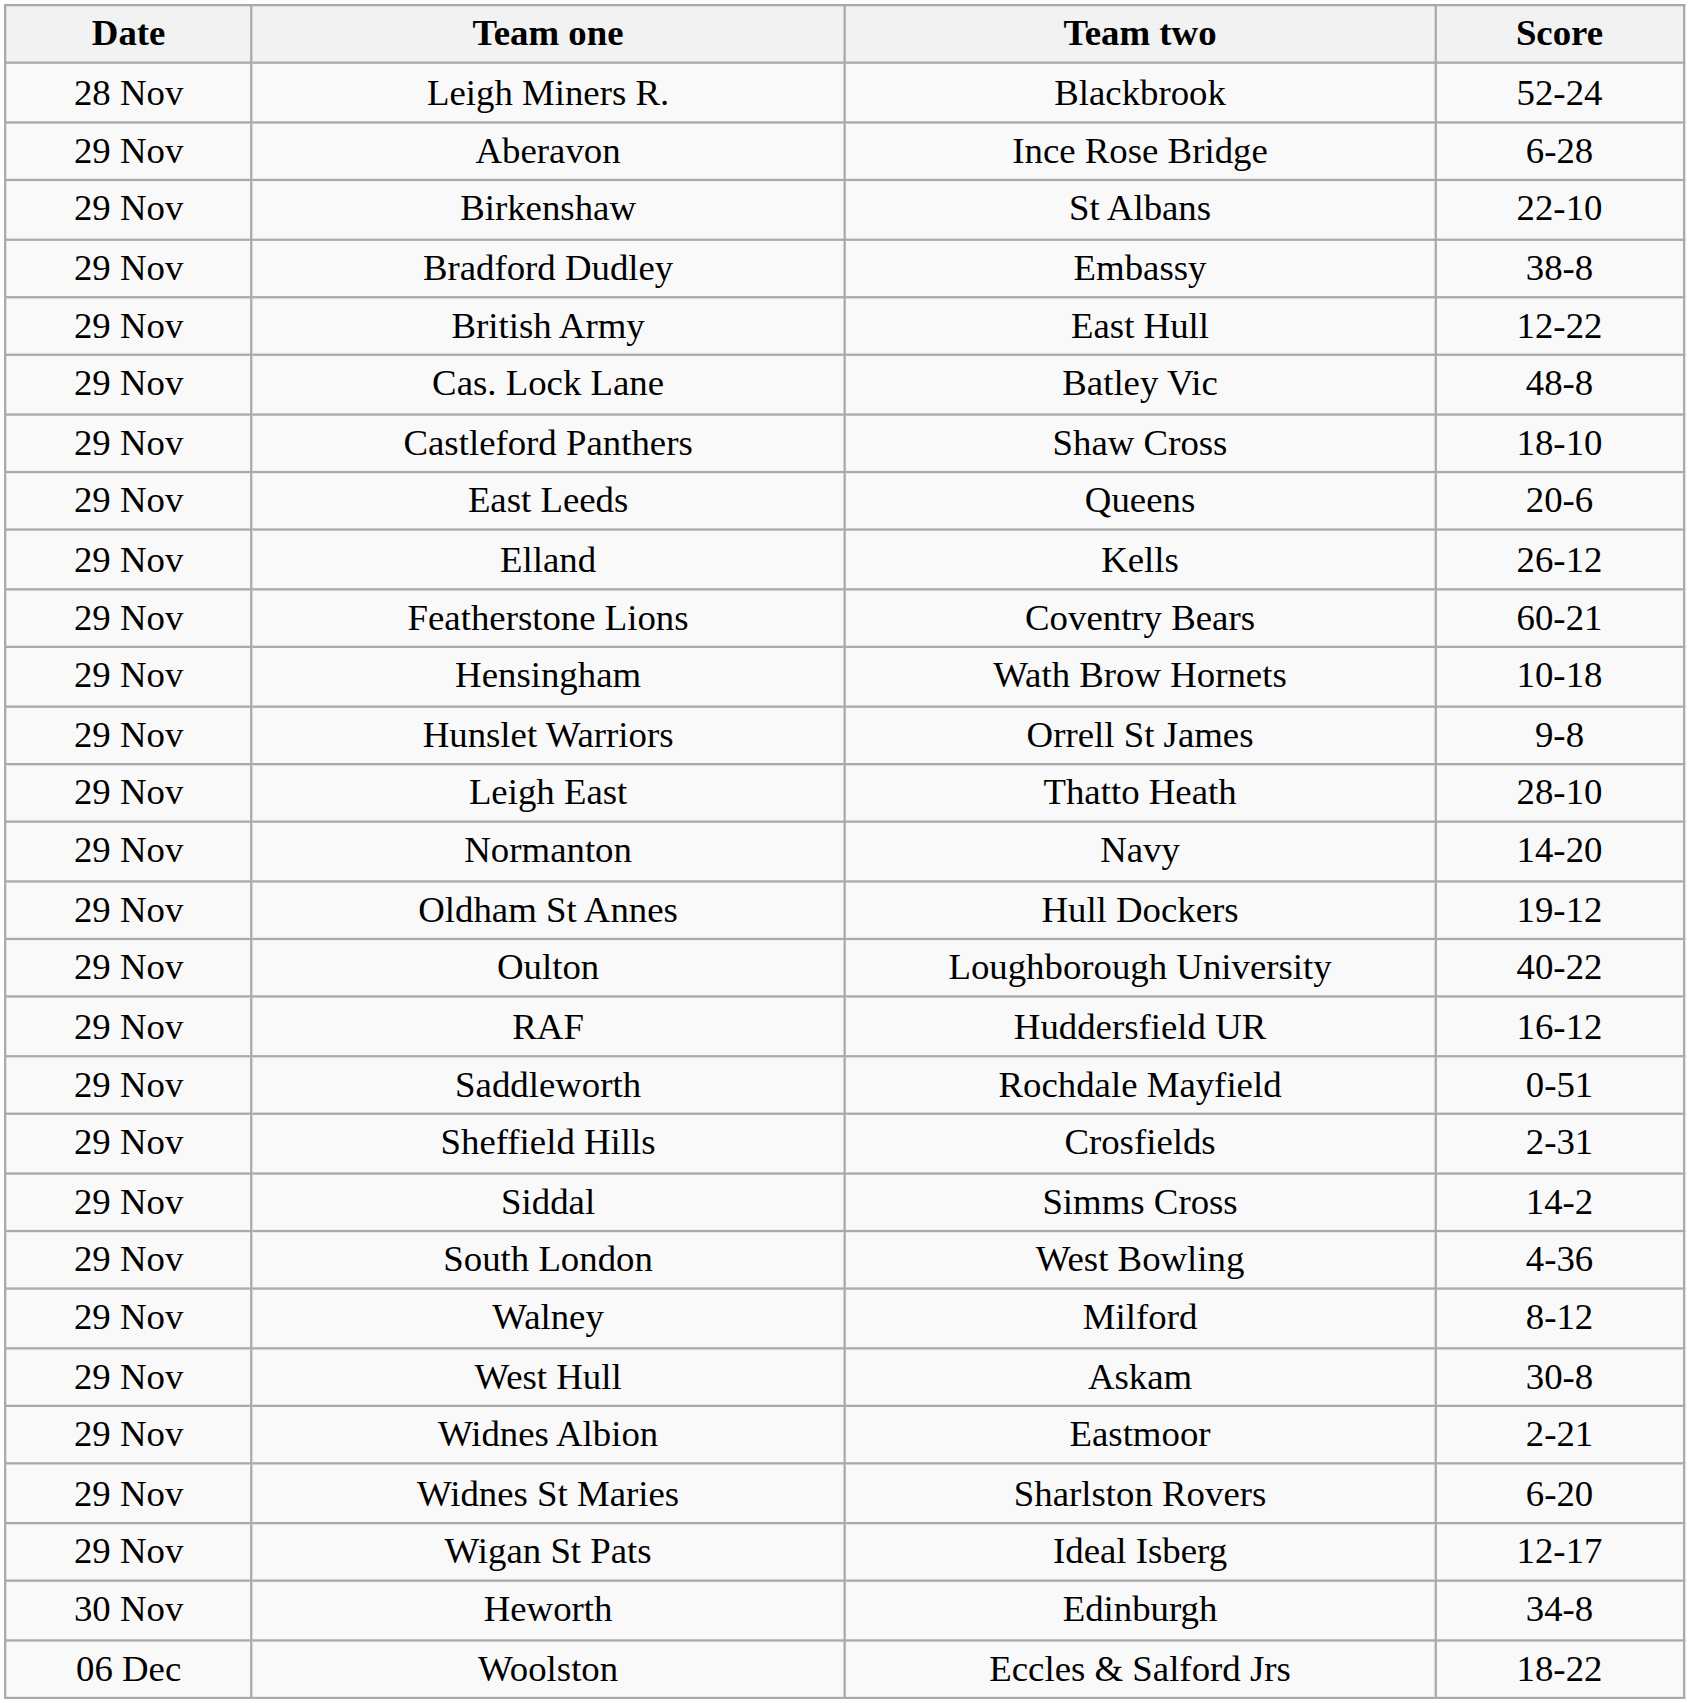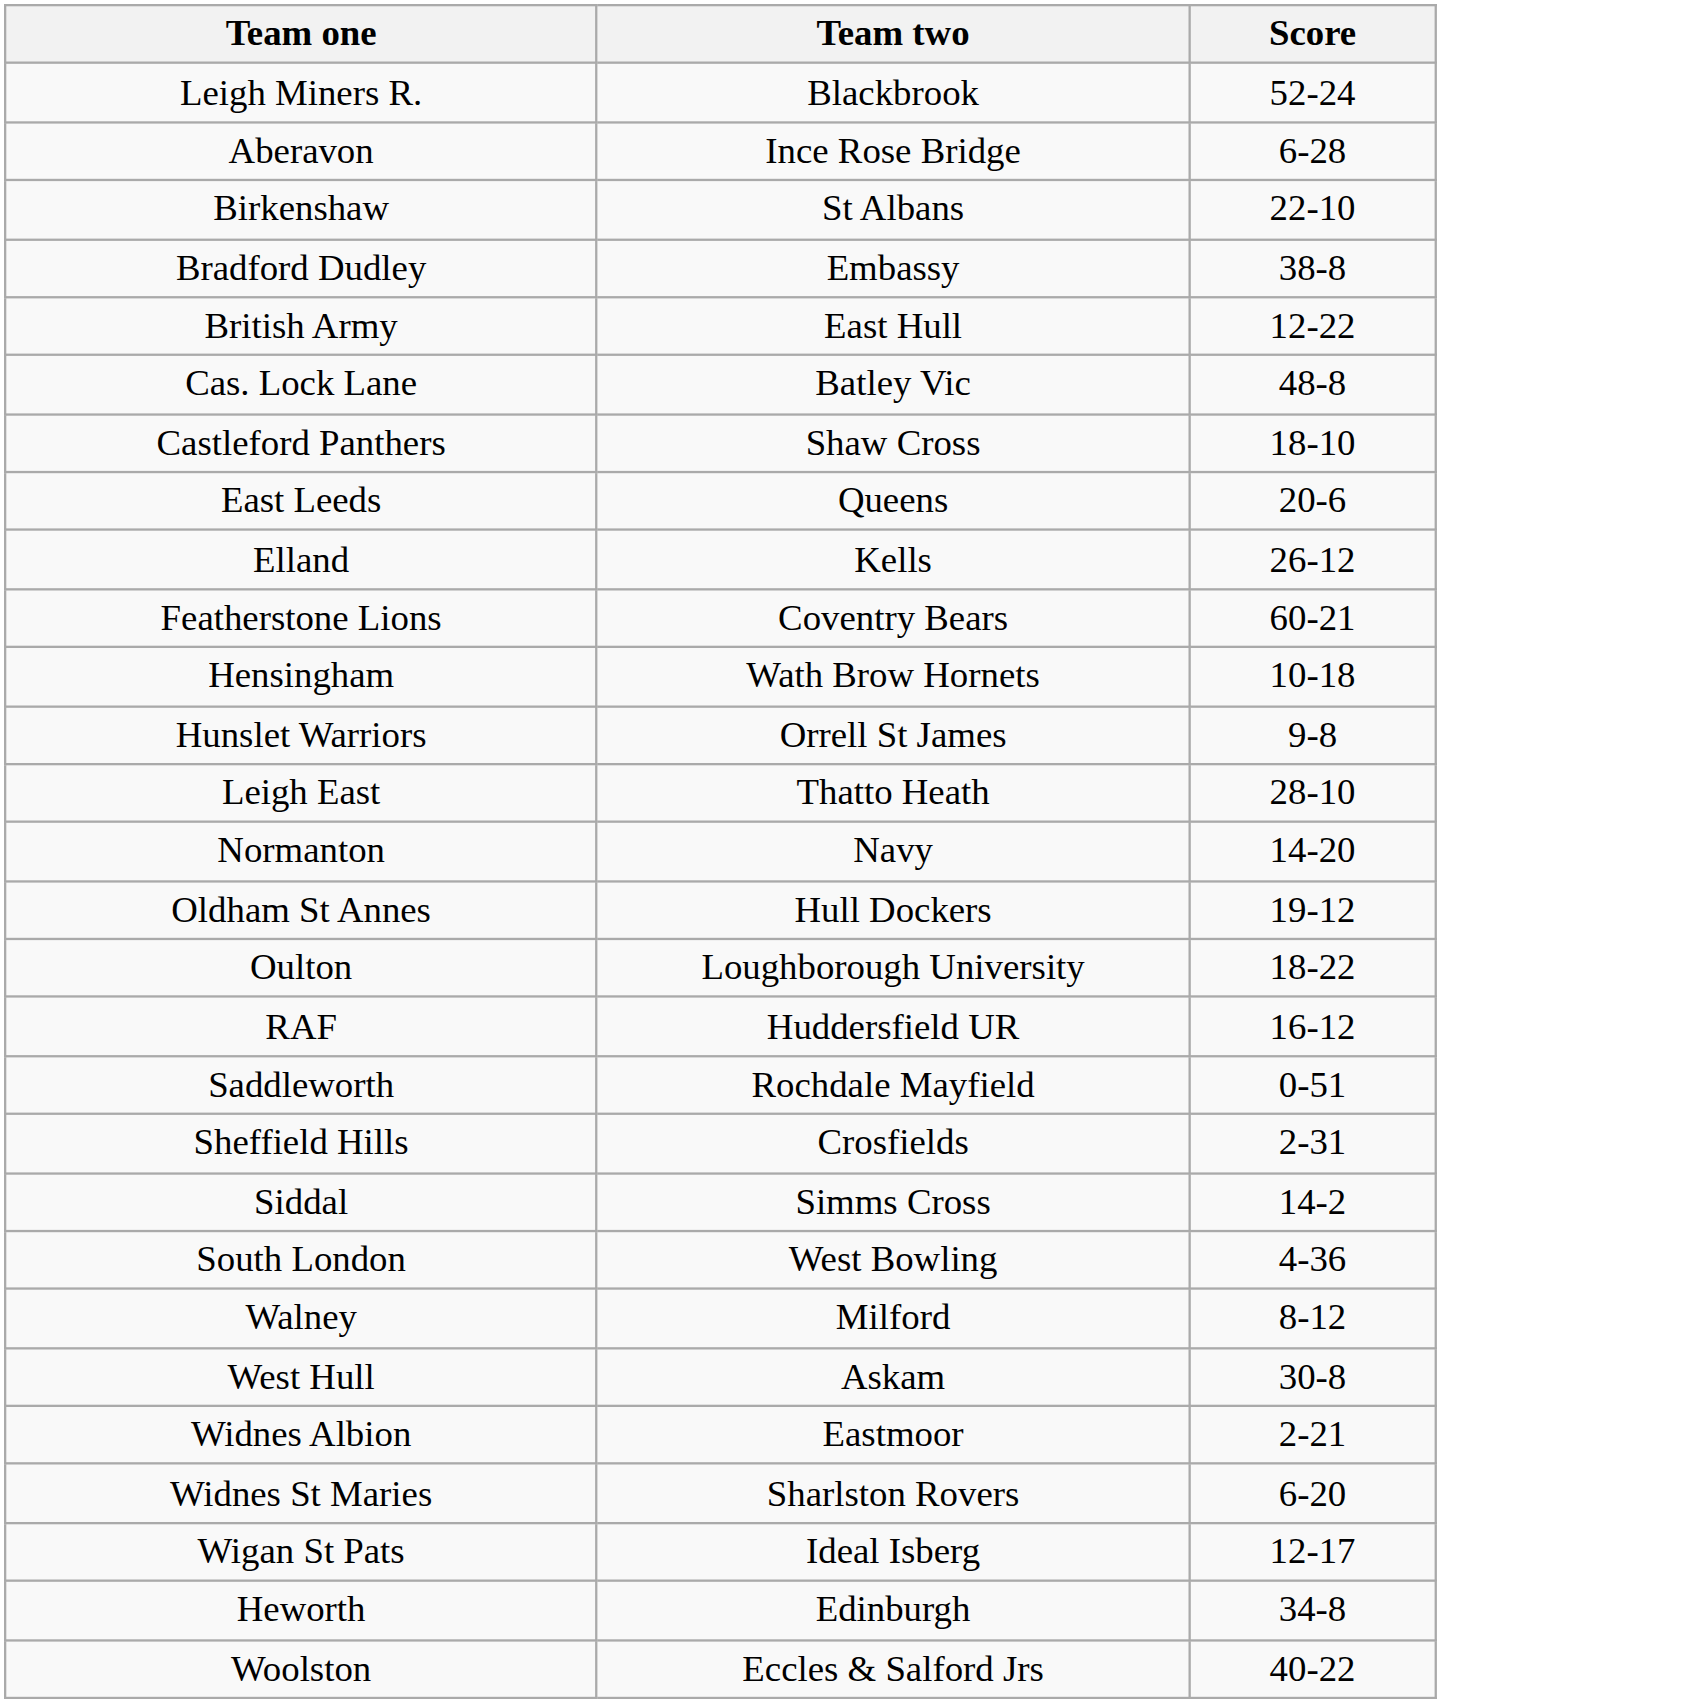- column: (129, 33)
(1560, 967) 40-22 -> (1313, 967) 18-22
(1560, 1667) 18-22 -> (1313, 1667) 40-22
